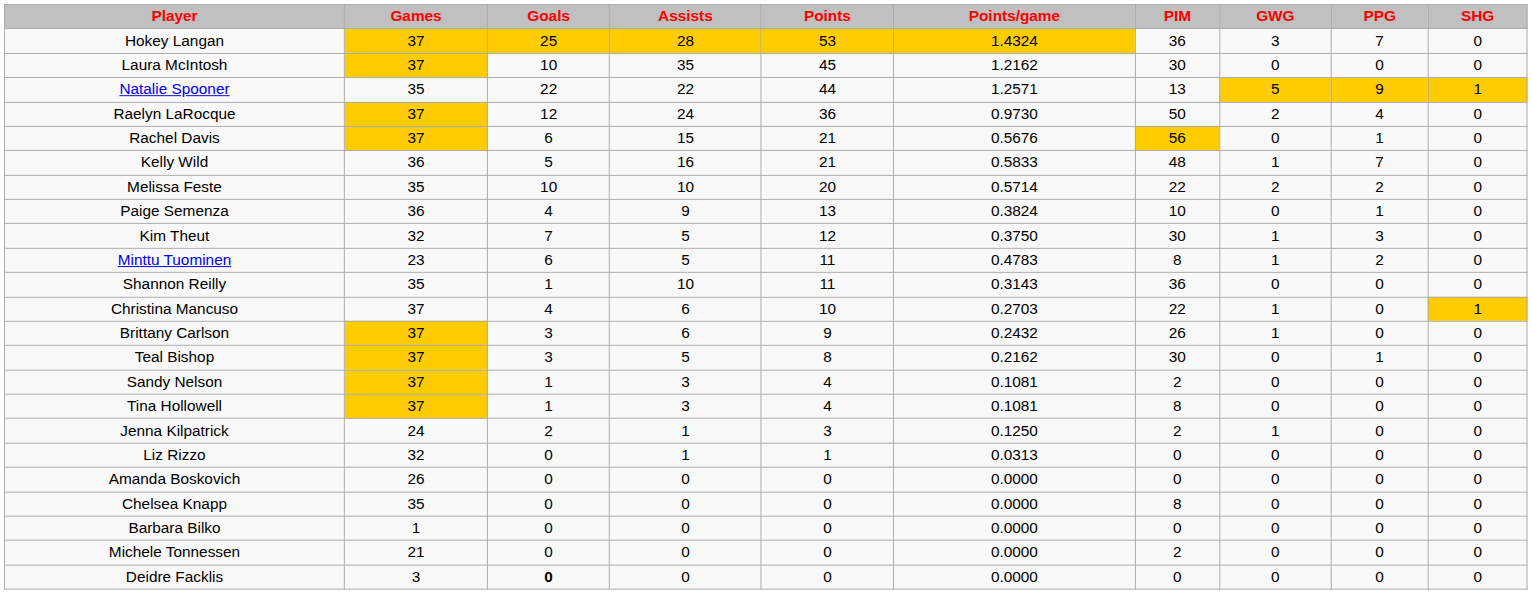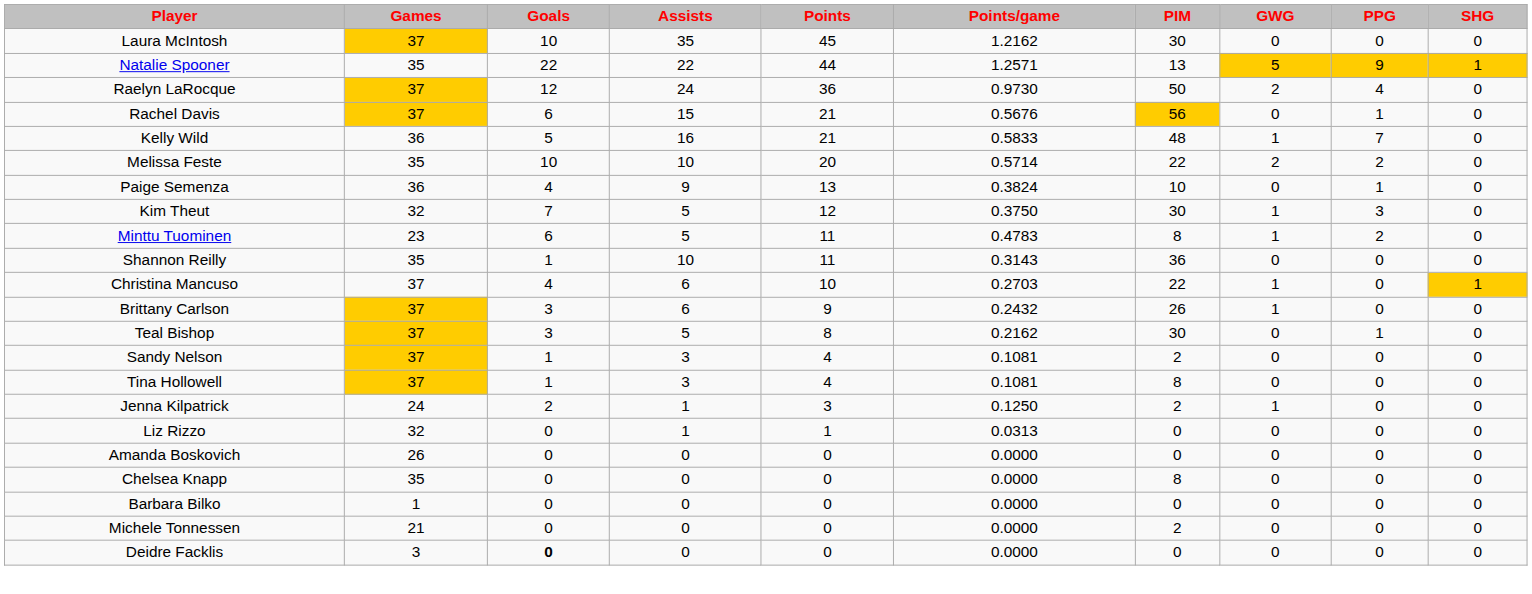- row: (174, 41)
